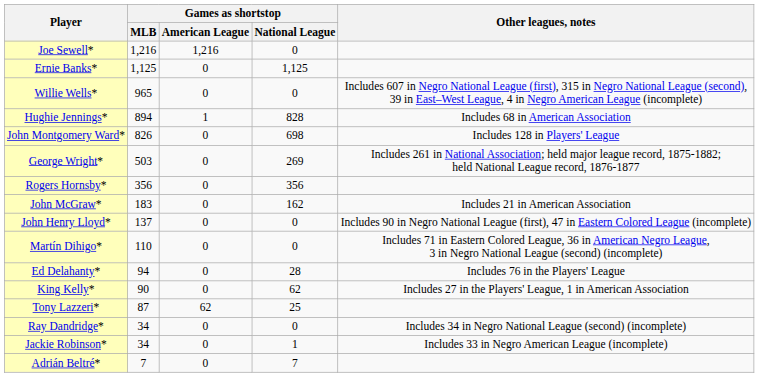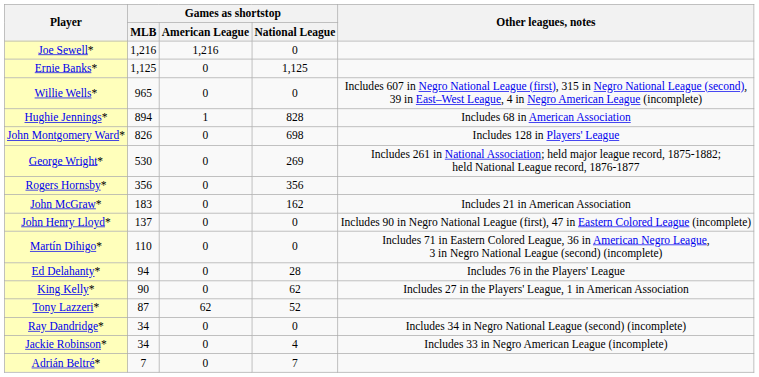(143, 160) 503 -> (143, 160) 530
(295, 308) 25 -> (295, 308) 52
(295, 344) 1 -> (295, 344) 4
